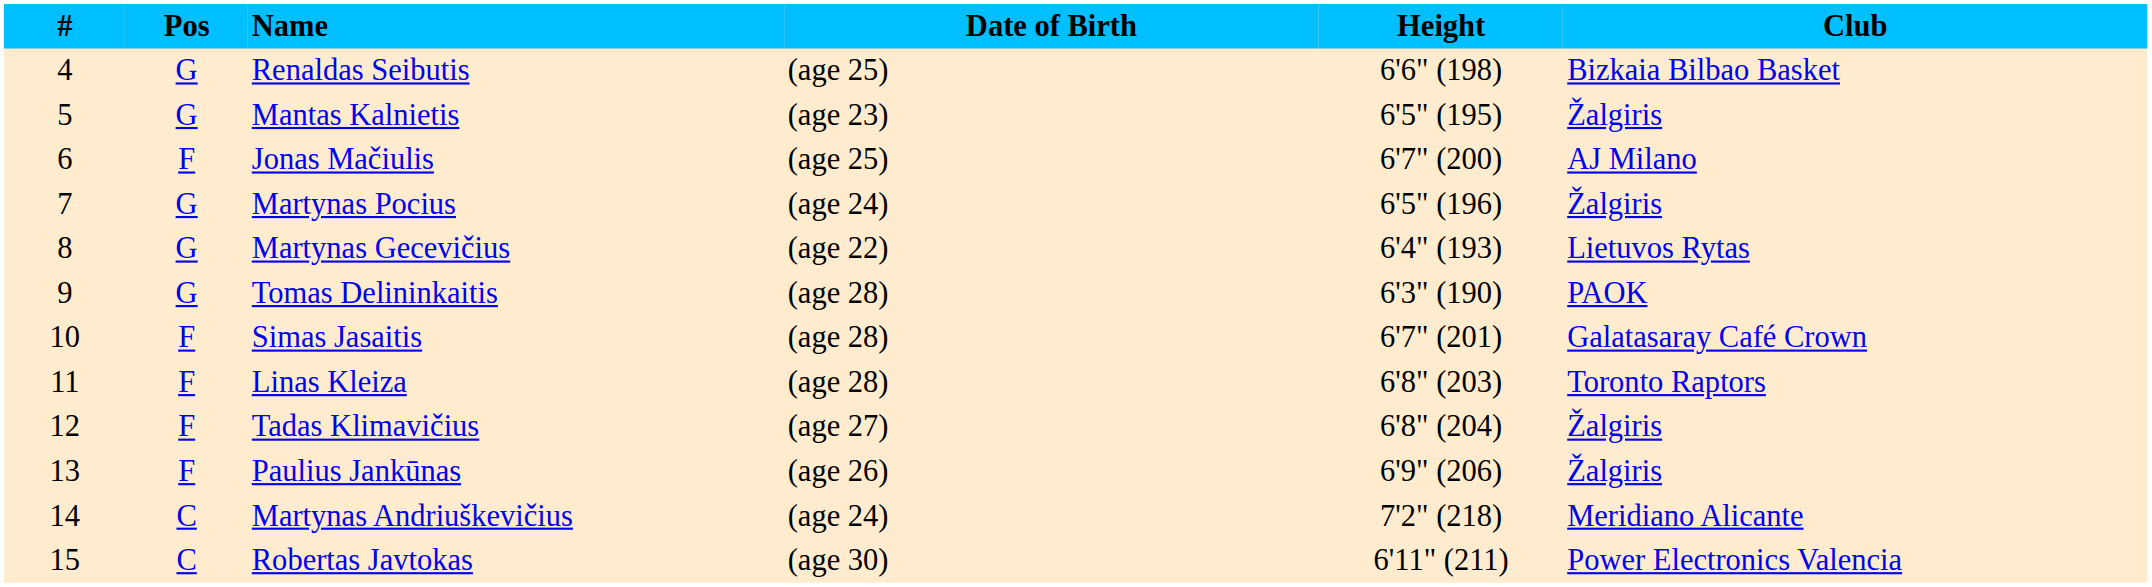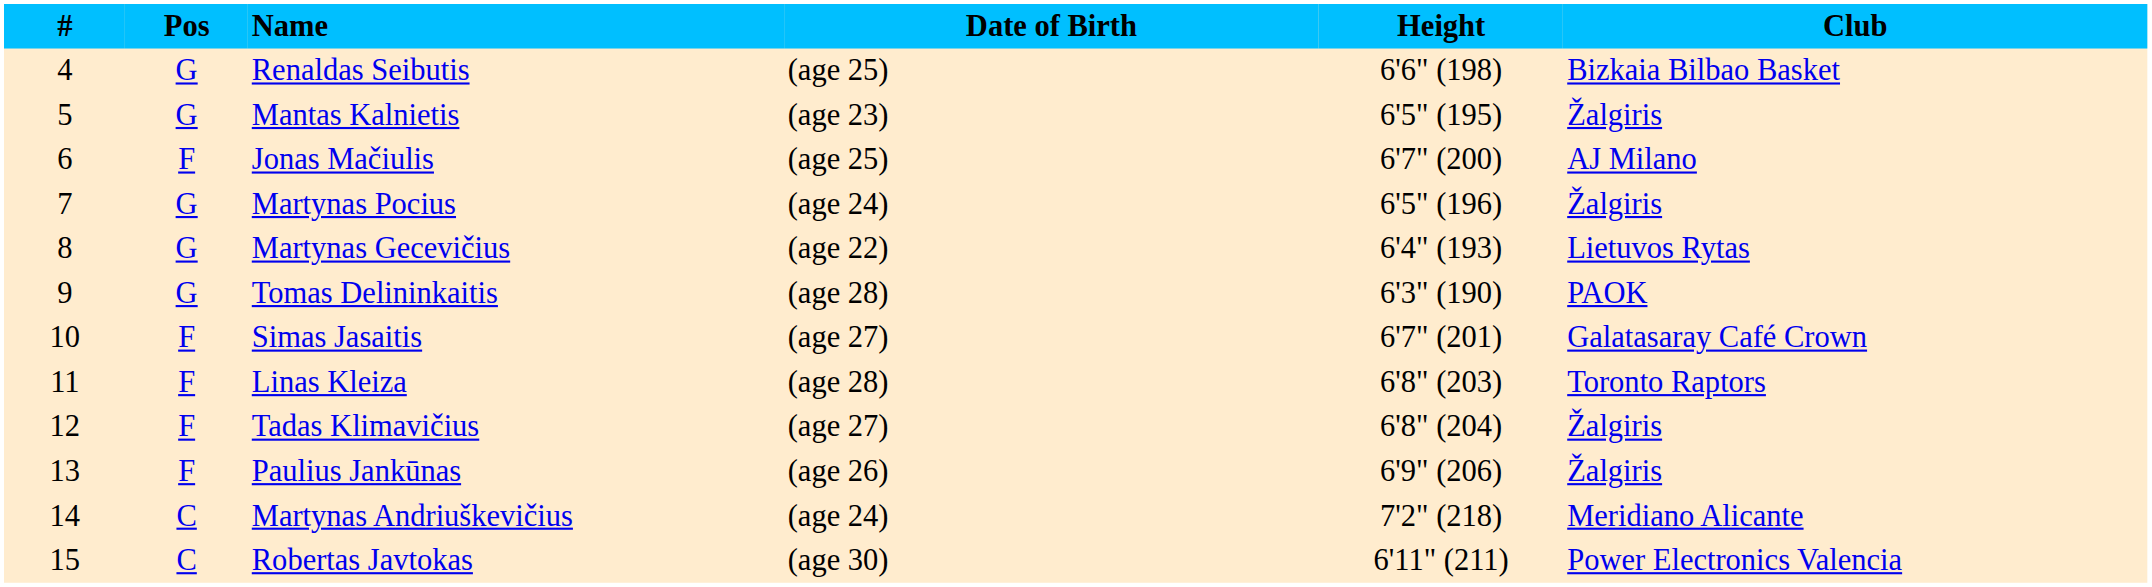(838, 337) (age 28) -> (838, 337) (age 27)
